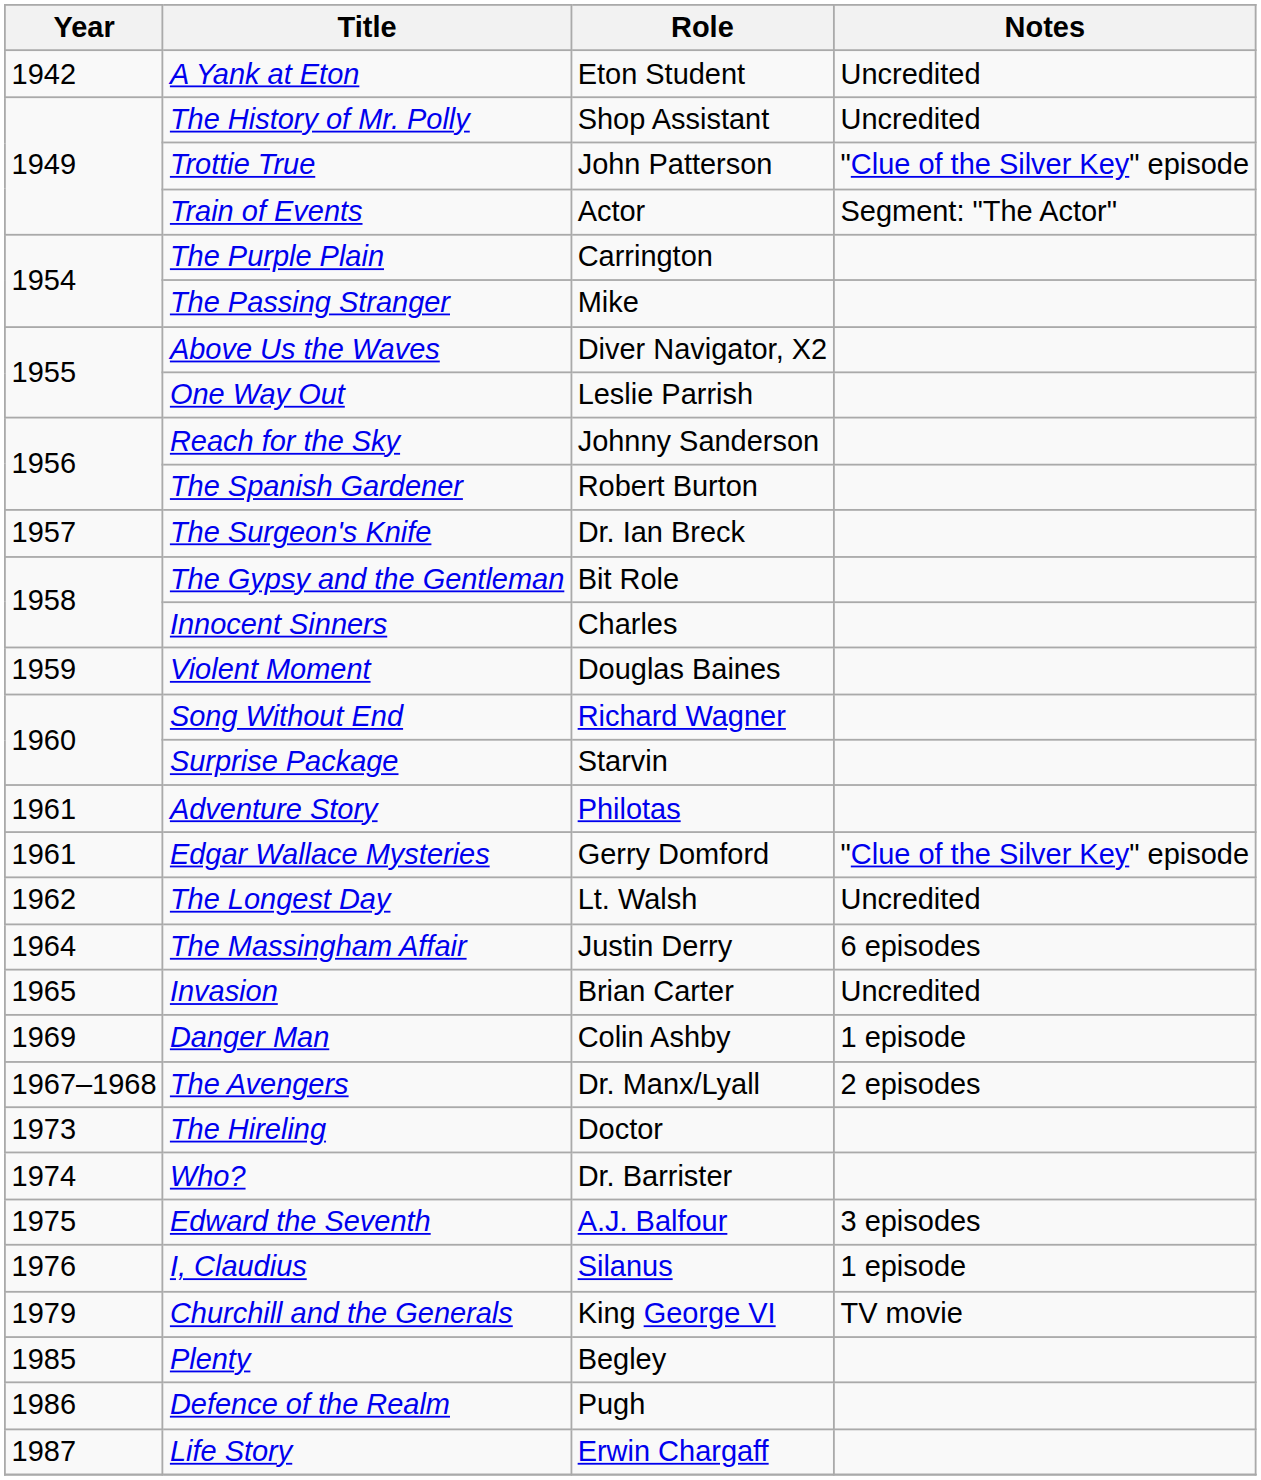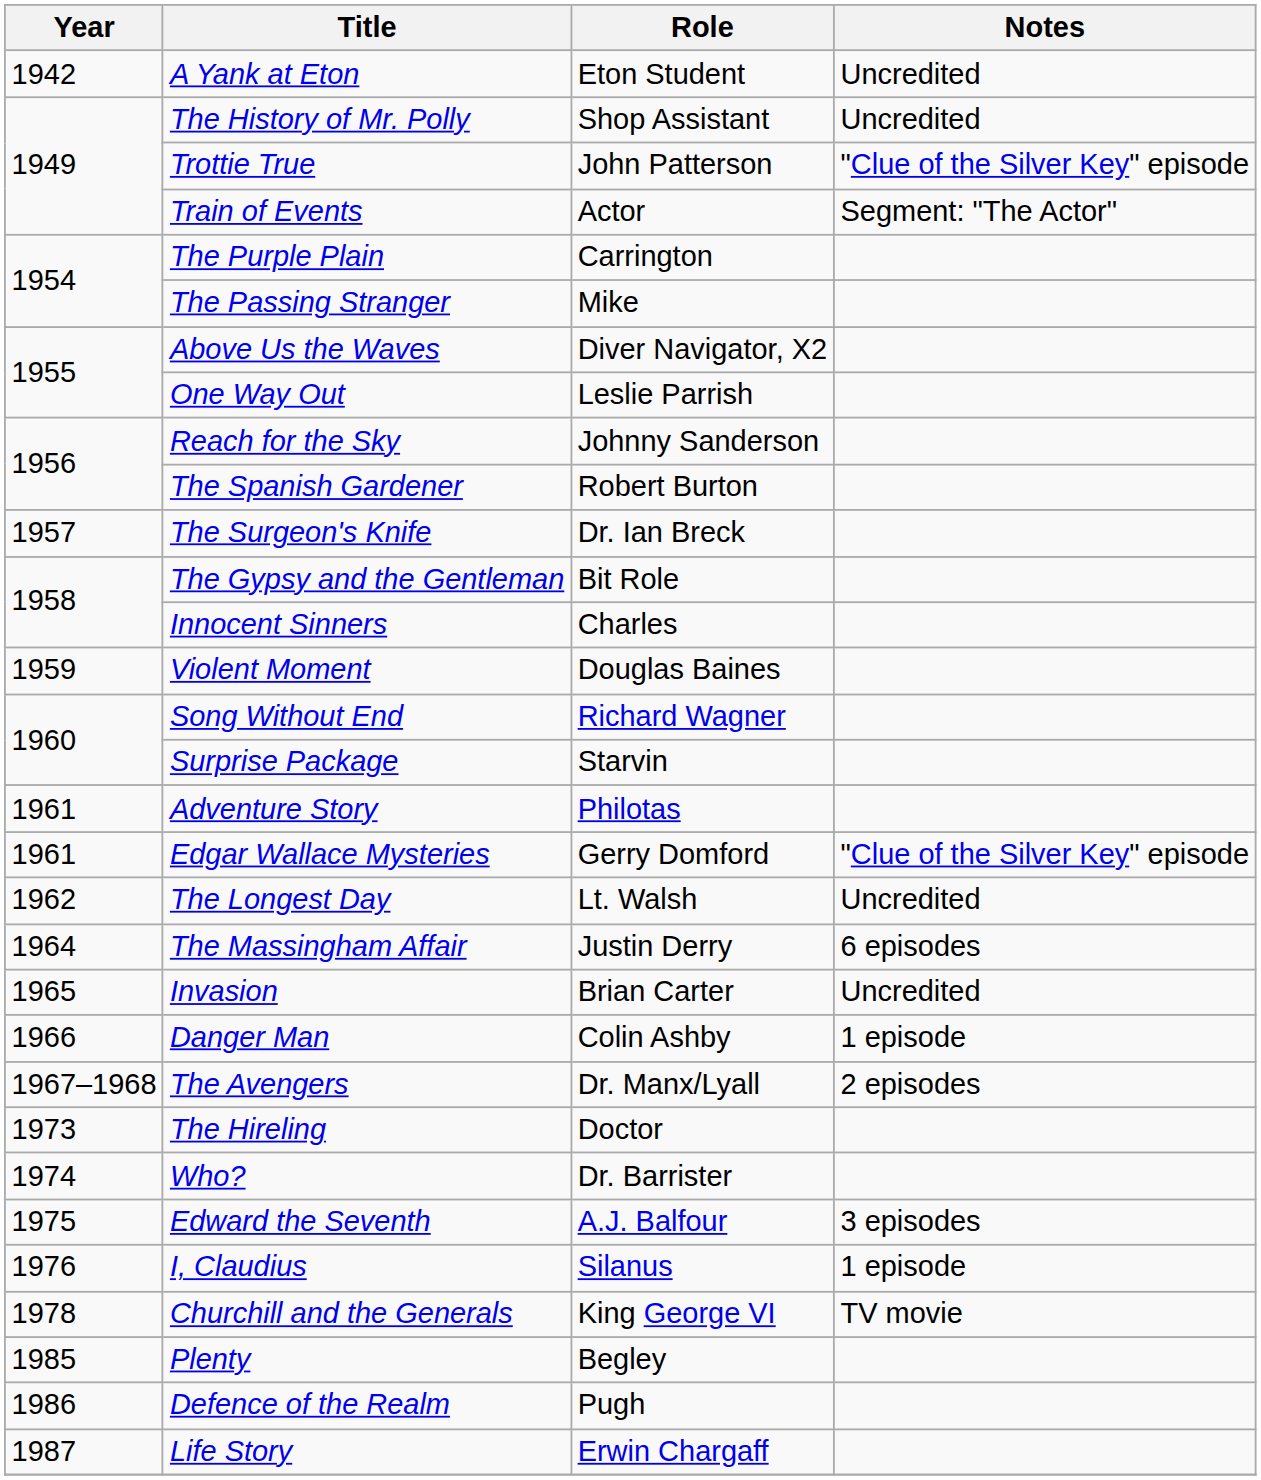(44, 1037) 1969 -> (44, 1037) 1966
(44, 1313) 1979 -> (44, 1313) 1978
